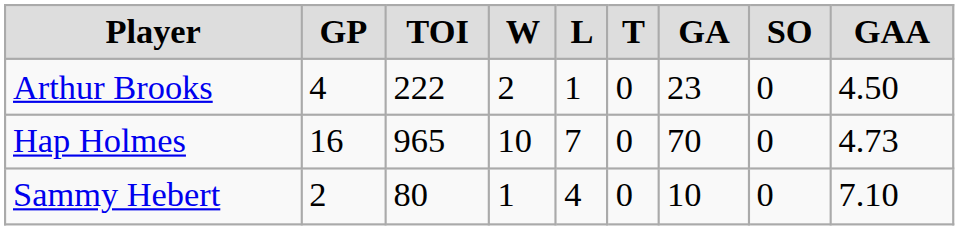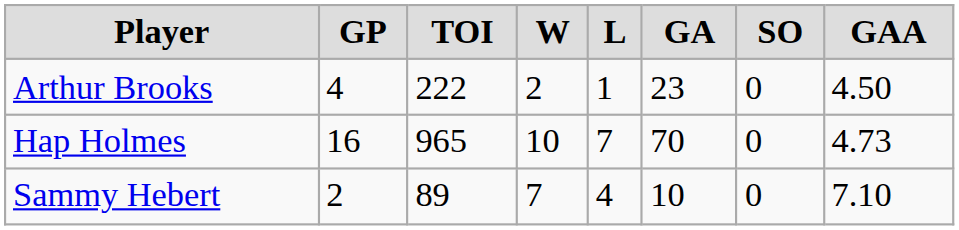- column: (633, 31)
(411, 195) 80 -> (433, 195) 89
(506, 195) 1 -> (534, 195) 7
